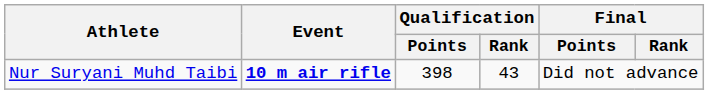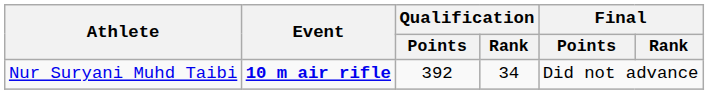(437, 74) 398 -> (437, 74) 392
(509, 74) 43 -> (509, 74) 34
